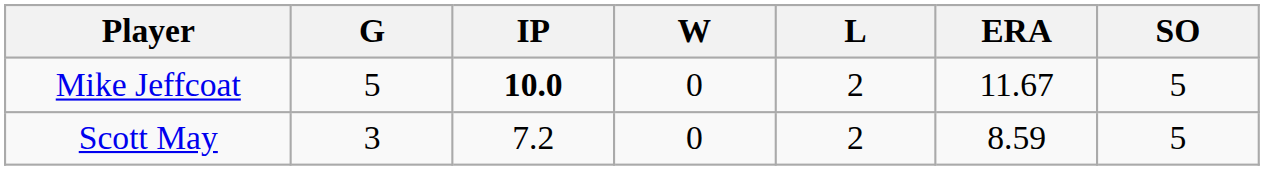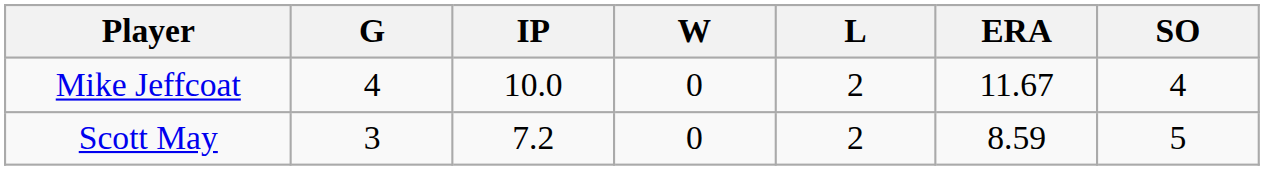(372, 84) 5 -> (372, 84) 4
(533, 84) bold -> (533, 84) normal
(1178, 84) 5 -> (1178, 84) 4
